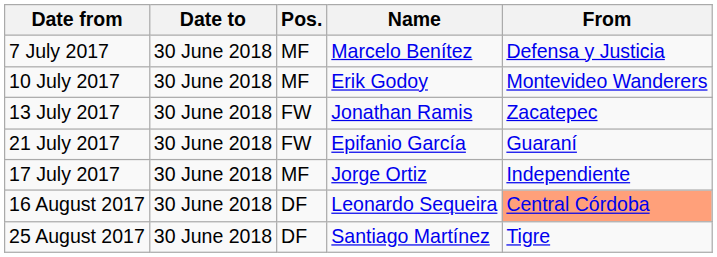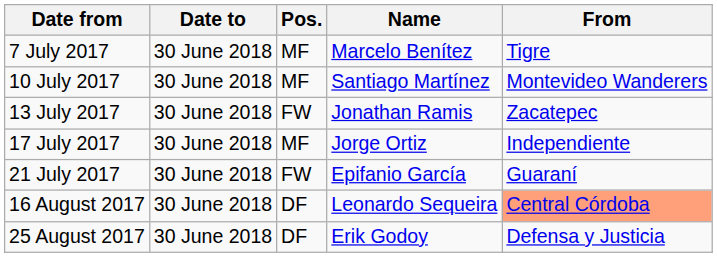(586, 50) Defensa y Justicia -> (528, 50) Tigre
(380, 81) Erik Godoy -> (411, 81) Santiago Martínez
rows swapped: (64, 174) <-> (64, 143)
(411, 236) Santiago Martínez -> (380, 236) Erik Godoy
(528, 236) Tigre -> (586, 236) Defensa y Justicia
